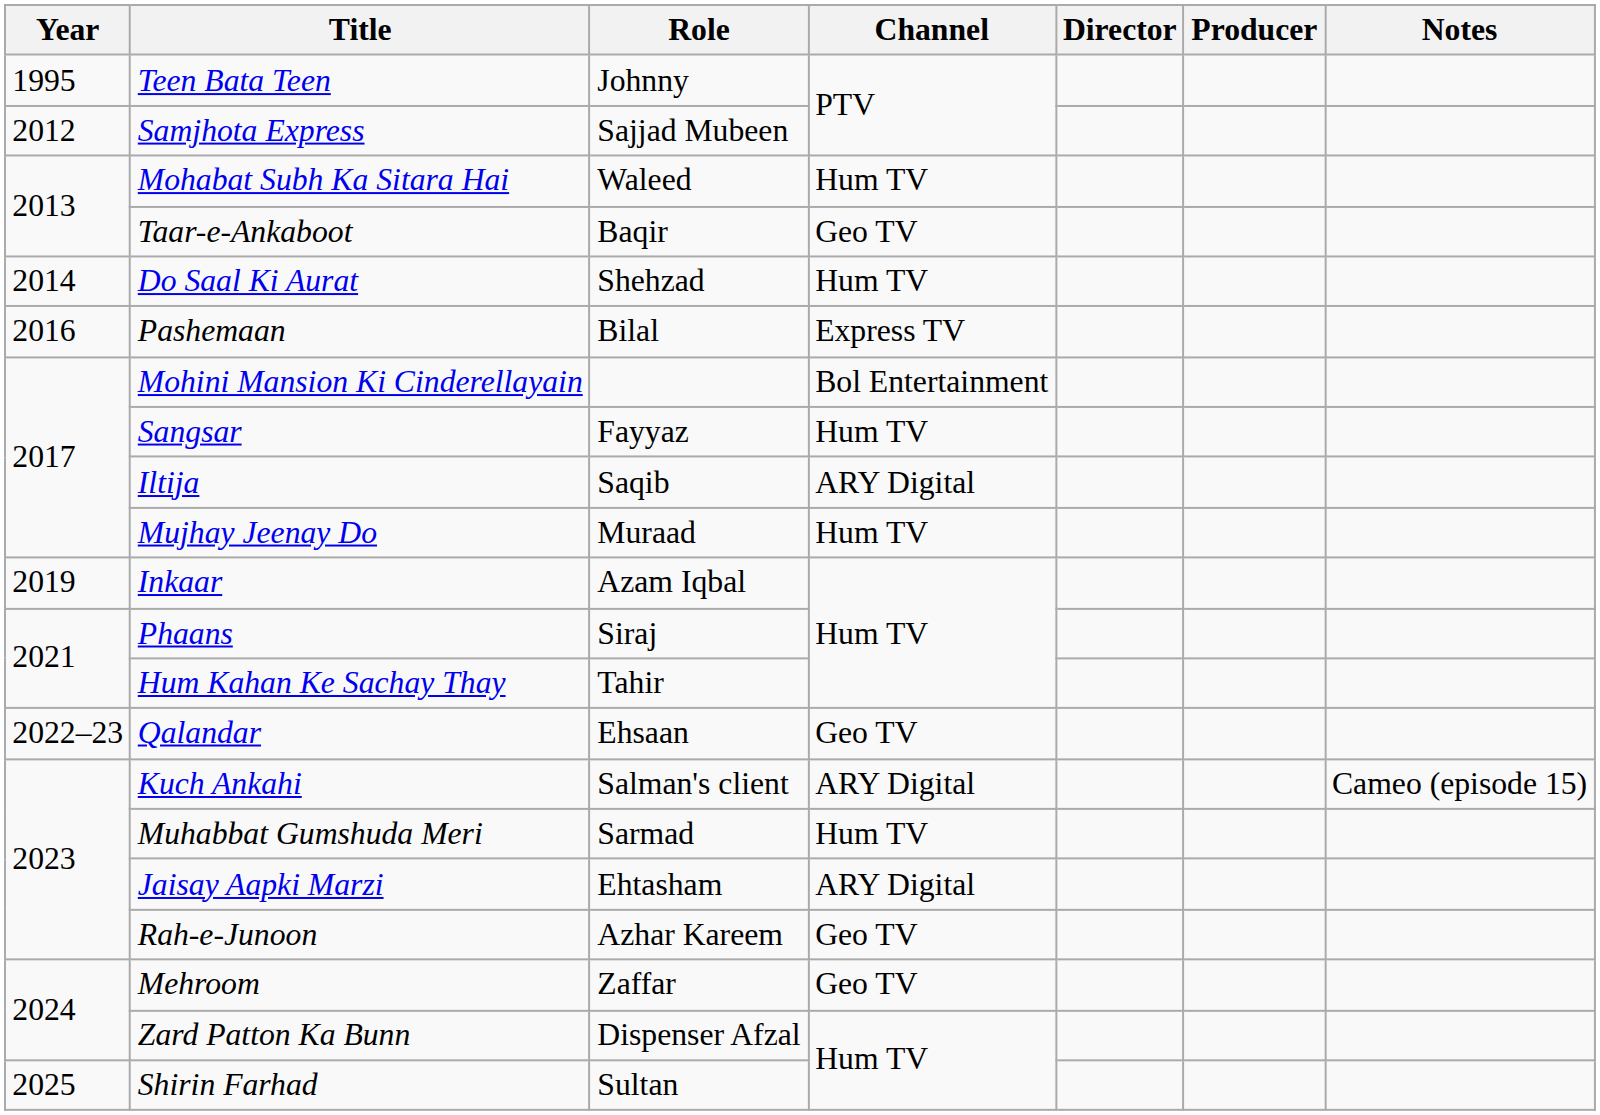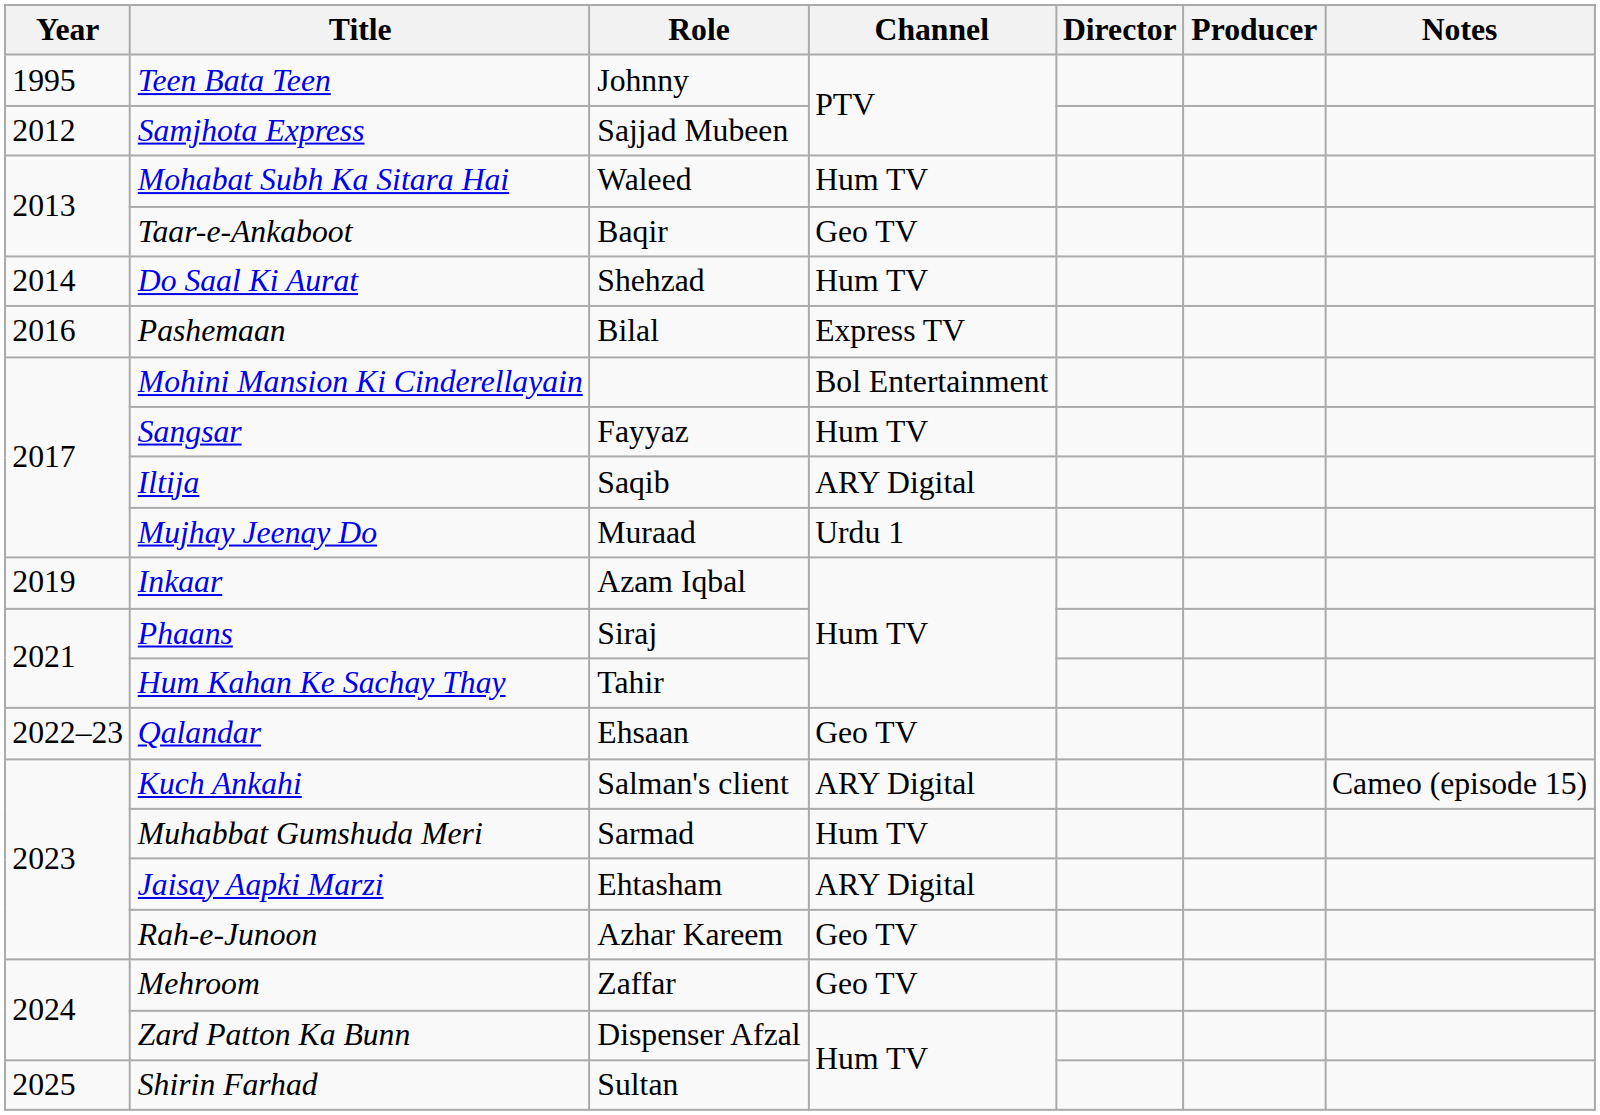(872, 532) Hum TV -> (860, 532) Urdu 1
